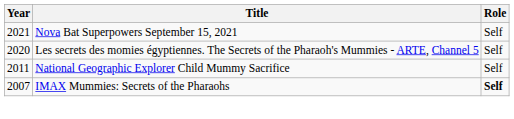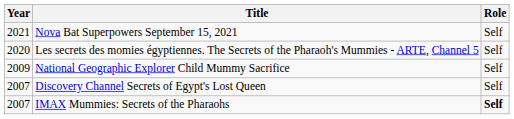(18, 68) 2011 -> (19, 68) 2009
+ row: (151, 86)
